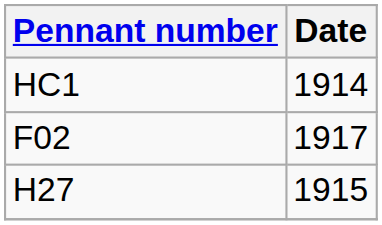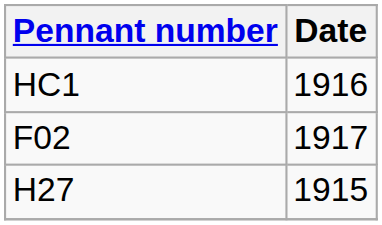(331, 84) 1914 -> (331, 84) 1916
